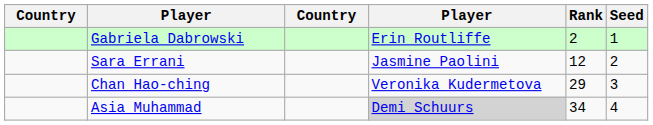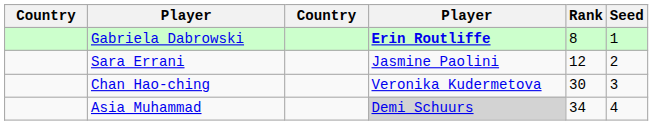(431, 39) normal -> (431, 39) bold
(573, 39) 2 -> (573, 39) 8
(578, 85) 29 -> (578, 85) 30
